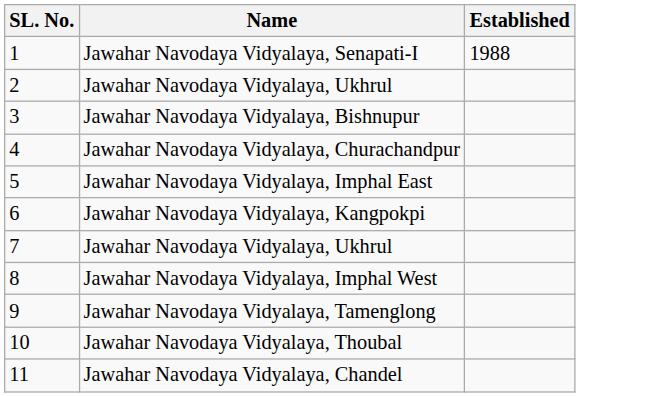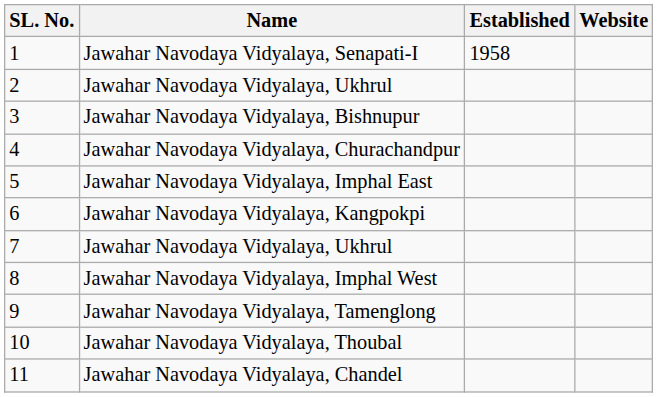+ column: (614, 20)
(490, 52) 1988 -> (490, 52) 1958
